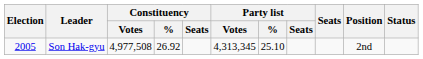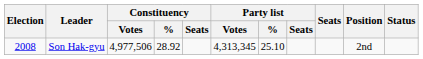(25, 46) 2005 -> (25, 46) 2008
(131, 46) 4,977,508 -> (131, 46) 4,977,506
(168, 46) 26.92 -> (168, 46) 28.92
